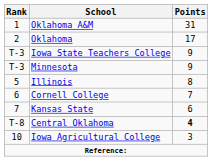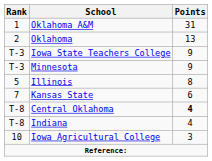(190, 39) 17 -> (190, 39) 13
- row: (70, 95)
+ row: (49, 123)
